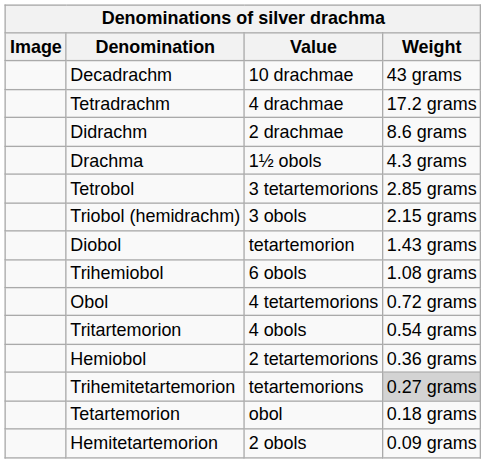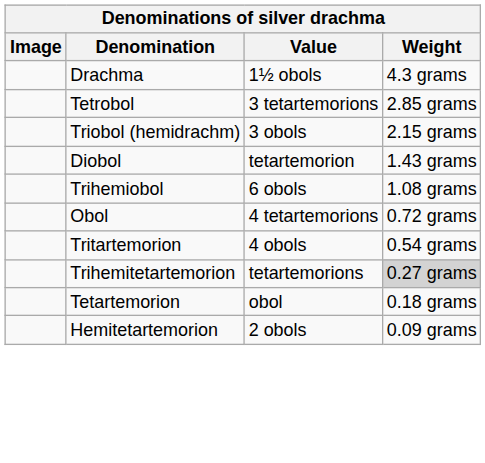- row: (121, 75)
- row: (120, 104)
- row: (109, 132)
- row: (108, 358)
